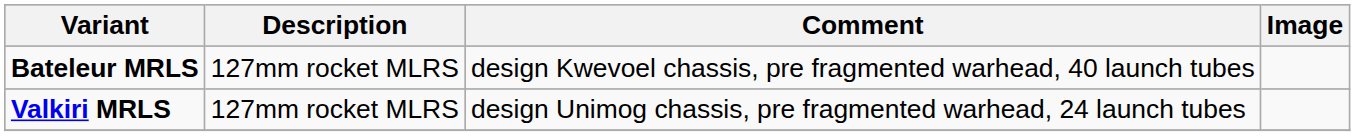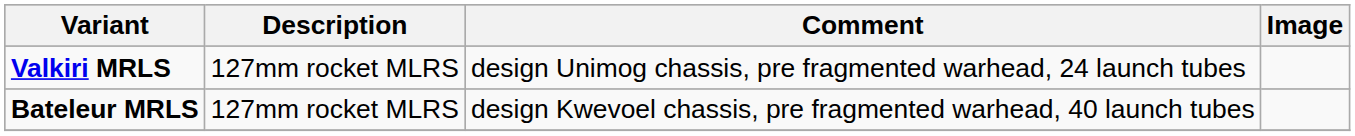rows swapped: (91, 109) <-> (105, 67)
